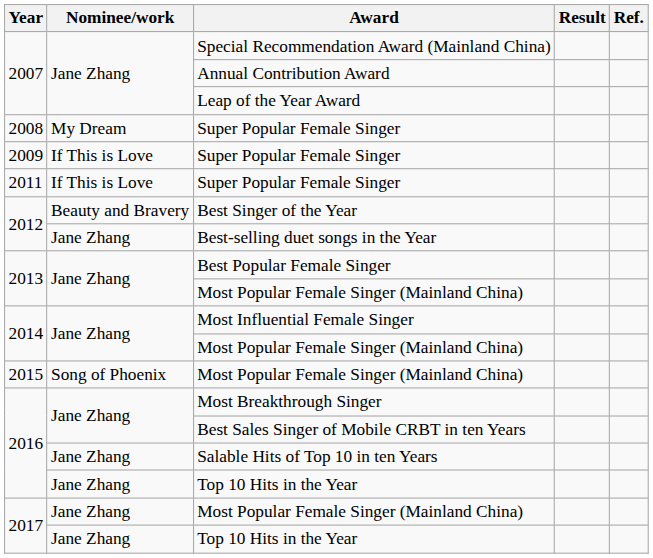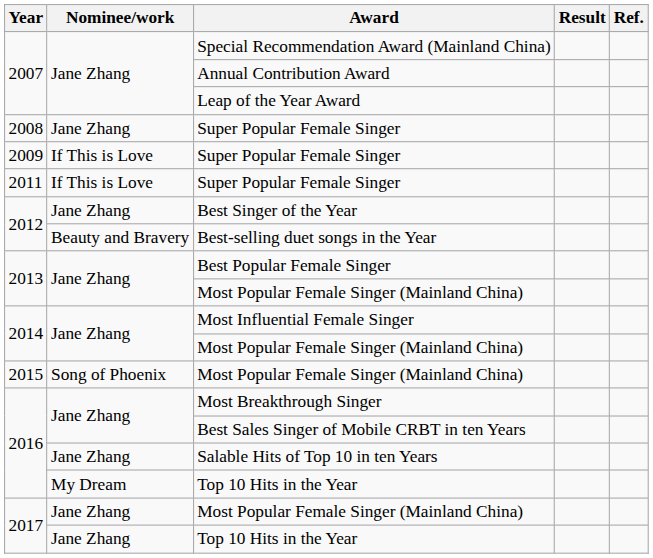(89, 127) My Dream -> (91, 127) Jane Zhang
(120, 210) Beauty and Bravery -> (91, 210) Jane Zhang
(91, 237) Jane Zhang -> (120, 237) Beauty and Bravery
(91, 484) Jane Zhang -> (89, 484) My Dream
